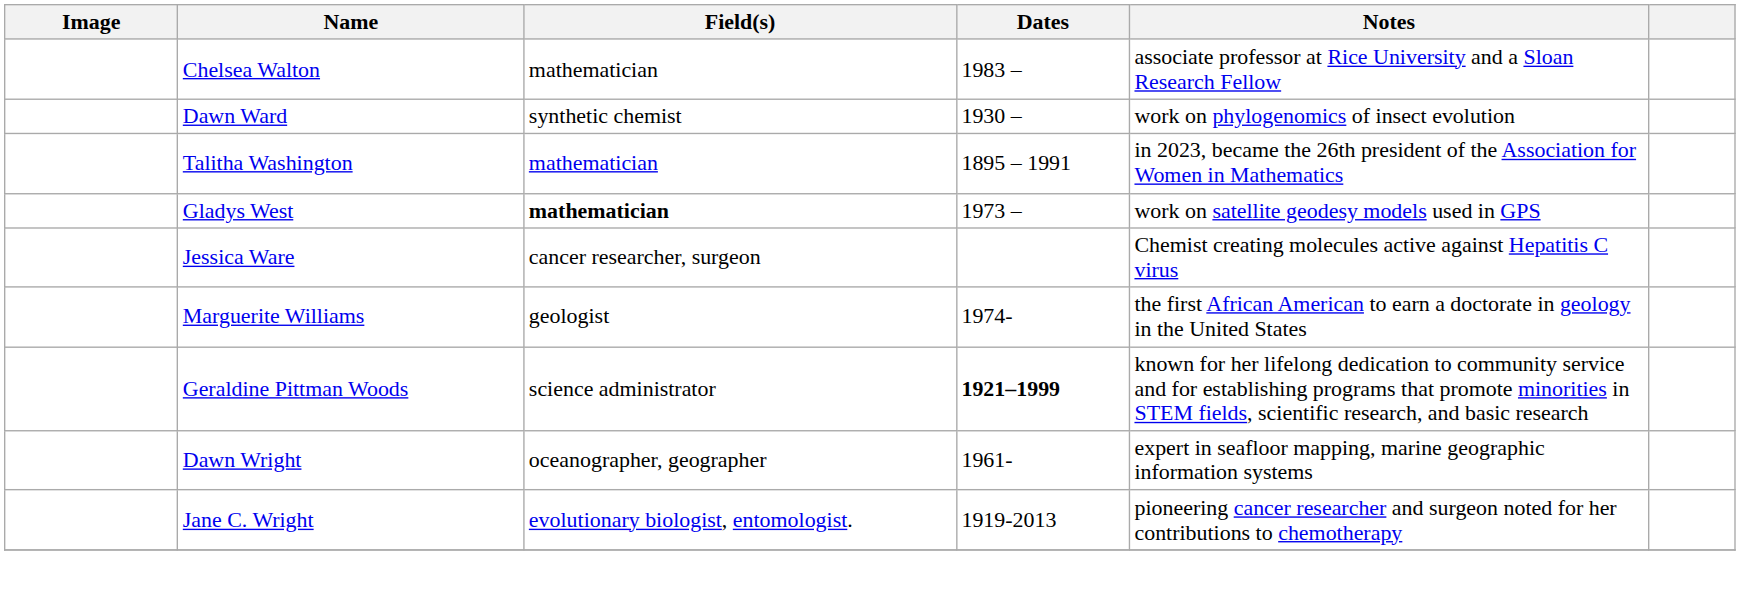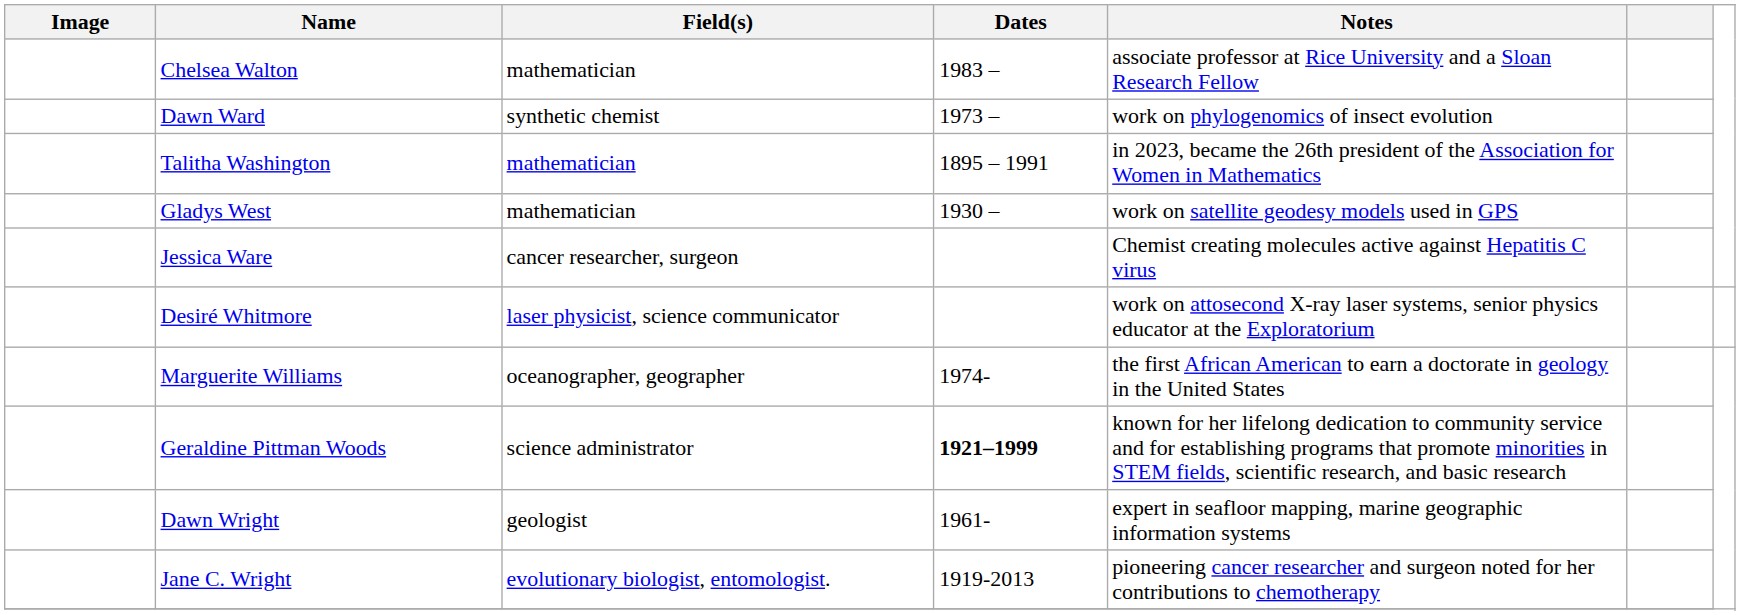(992, 116) 1930 – -> (969, 116) 1973 –
(599, 210) bold -> (571, 210) normal
(992, 210) 1973 – -> (969, 210) 1930 –
+ row: (236, 316)
(569, 316) geologist -> (625, 376) oceanographer, geographer
(648, 460) oceanographer, geographer -> (547, 519) geologist
